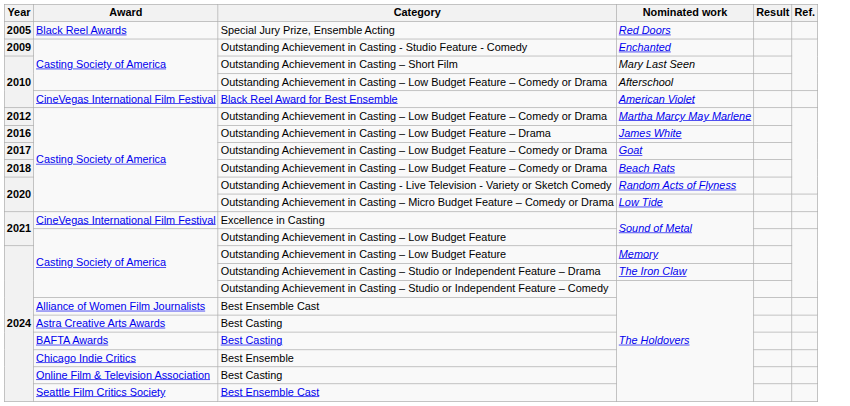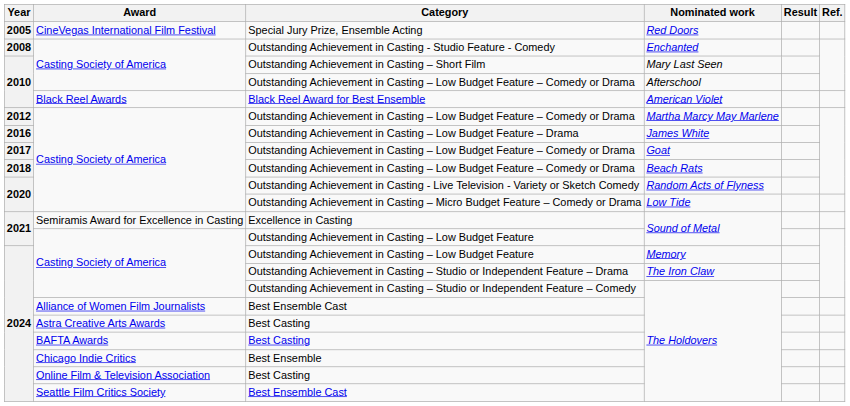(81, 30) Black Reel Awards -> (126, 30) CineVegas International Film Festival
(19, 47) 2009 -> (19, 47) 2008
(126, 99) CineVegas International Film Festival -> (81, 99) Black Reel Awards
(126, 220) CineVegas International Film Festival -> (140, 220) Semiramis Award for Excellence in Casting
